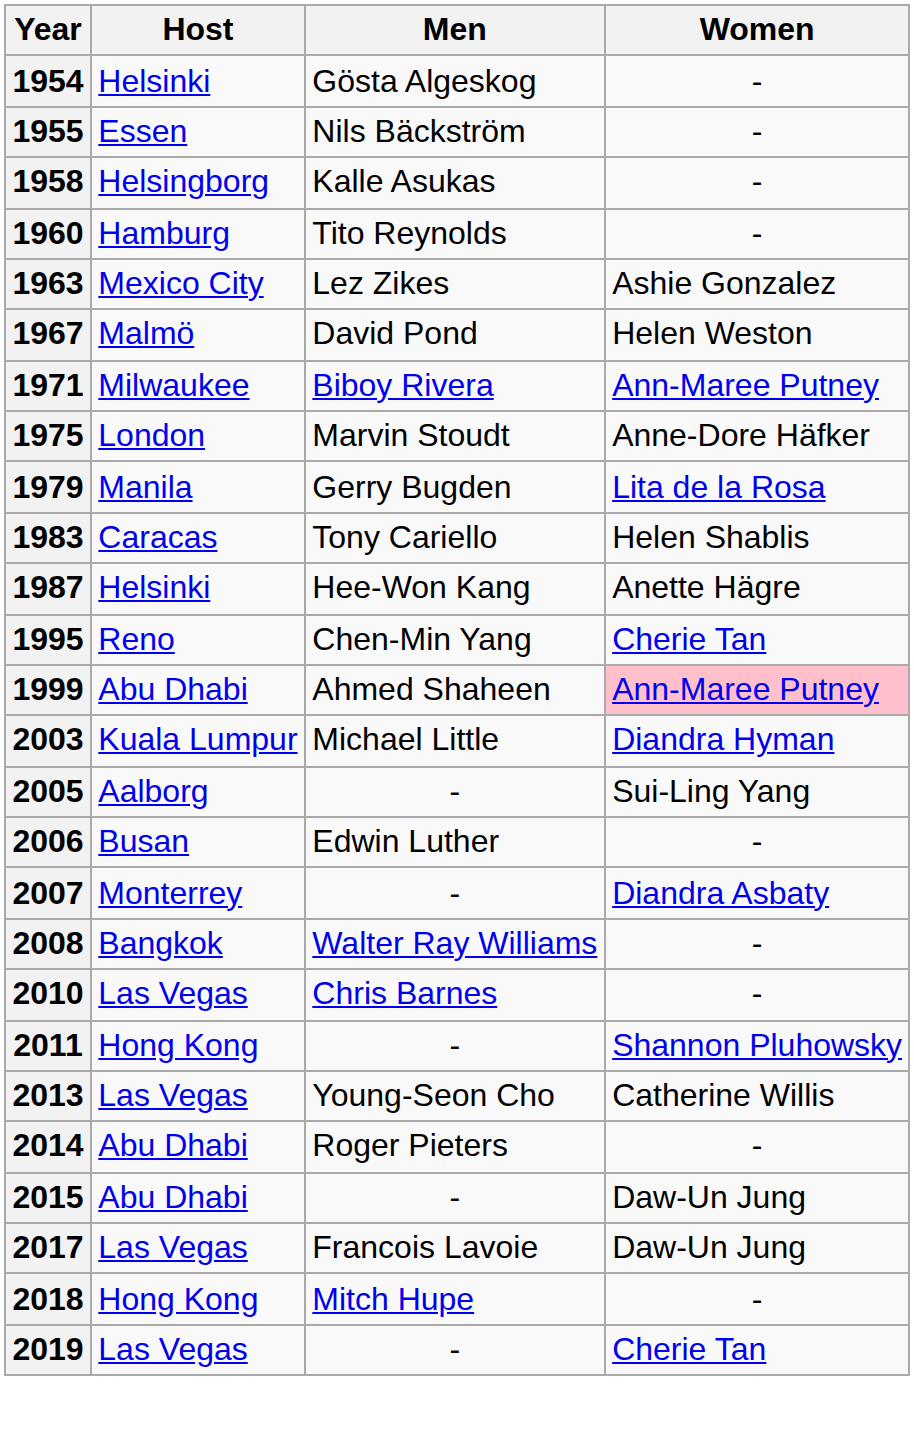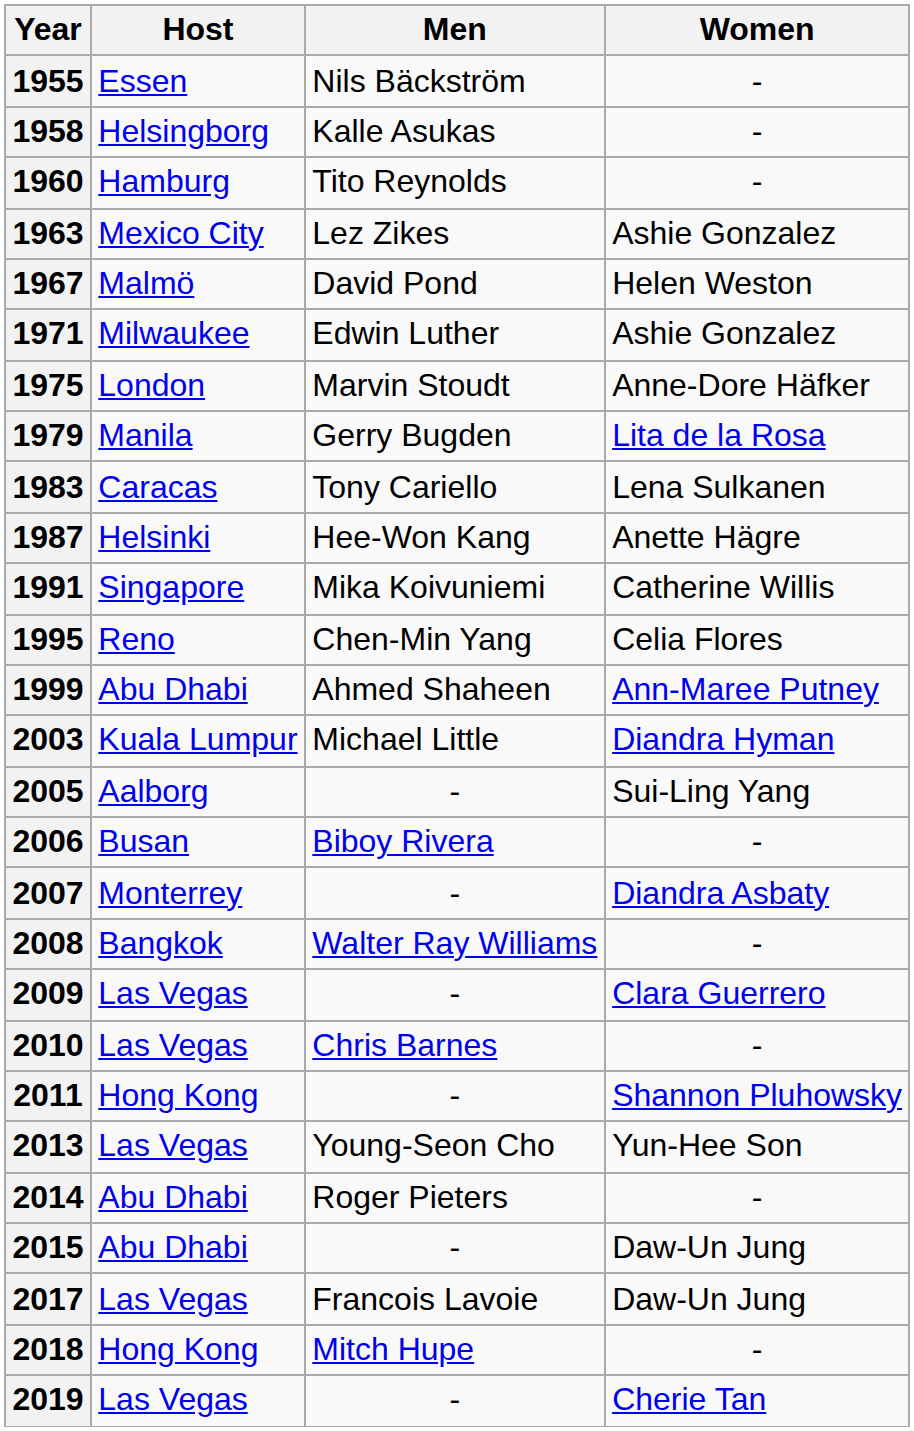- row: (48, 80)
(403, 385) Biboy Rivera -> (406, 334) Edwin Luther
(746, 385) Ann-Maree Putney -> (724, 334) Ashie Gonzalez
(711, 537) Helen Shablis -> (719, 486) Lena Sulkanen
+ row: (48, 588)
(689, 638) Cherie Tan -> (697, 638) Celia Flores
(746, 689) pink background -> (746, 689) no background
(406, 841) Edwin Luther -> (403, 841) Biboy Rivera
+ row: (48, 994)
(723, 1095) Catherine Willis -> (707, 1146) Yun-Hee Son
